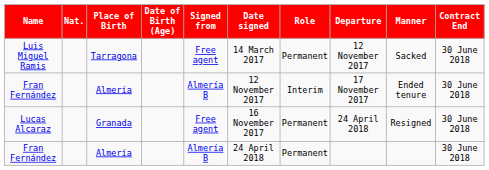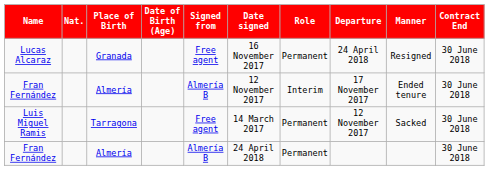rows swapped: (33, 56) <-> (33, 124)
